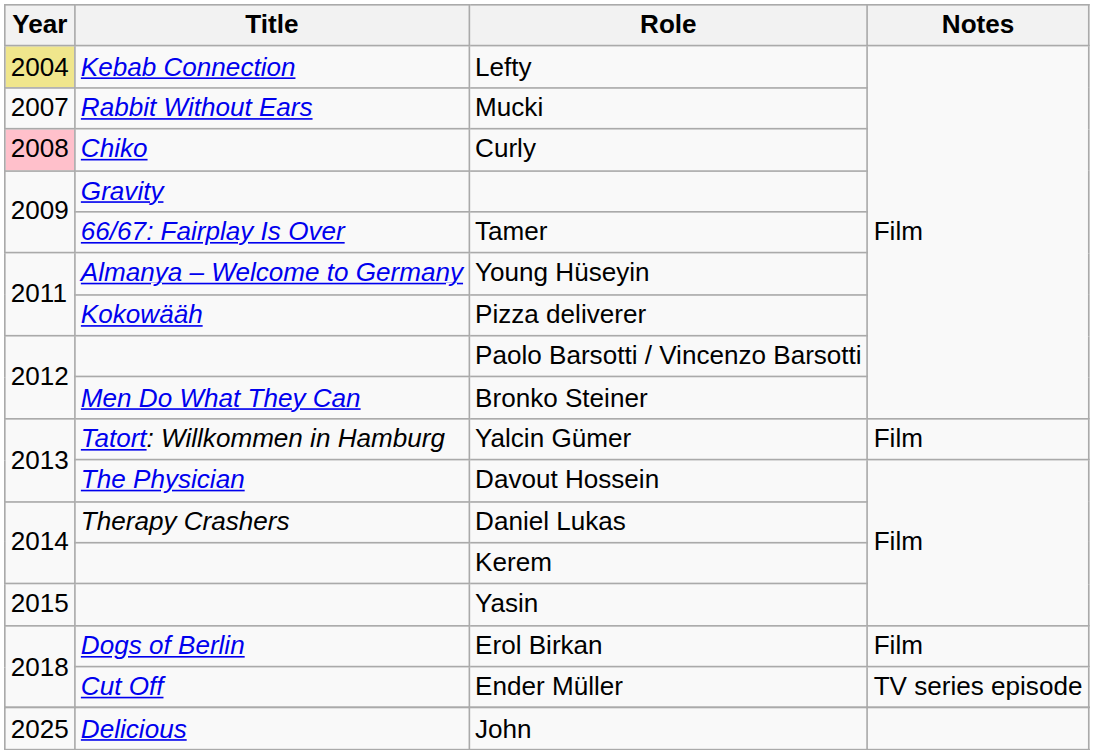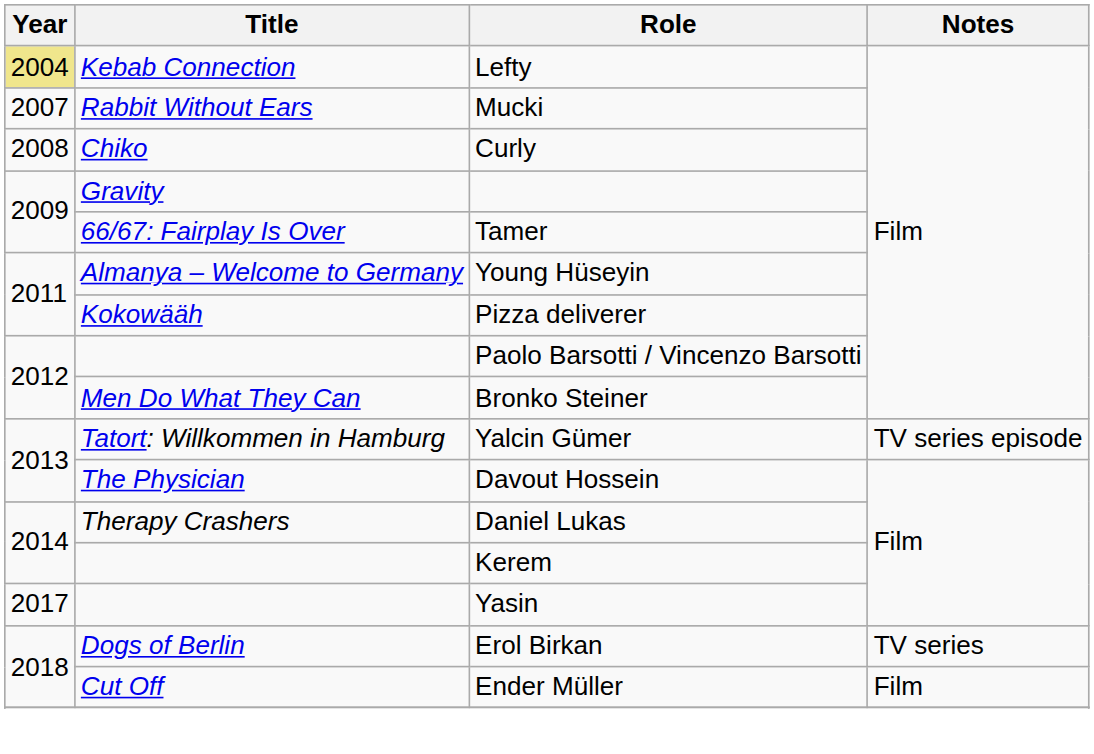(40, 149) pink background -> (40, 149) no background
(898, 438) Film -> (978, 438) TV series episode
(40, 604) 2015 -> (40, 604) 2017
(898, 645) Film -> (929, 645) TV series
(978, 686) TV series episode -> (898, 686) Film
- row: (134, 728)
